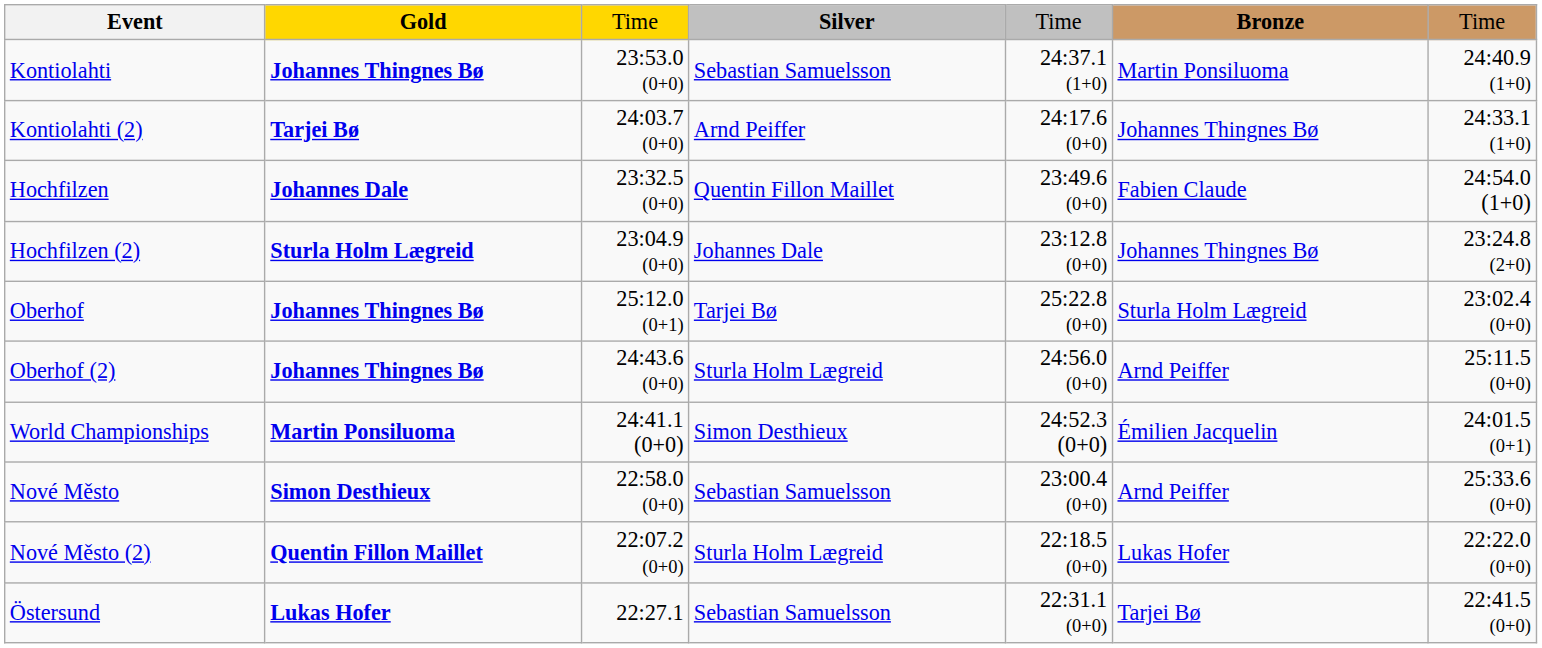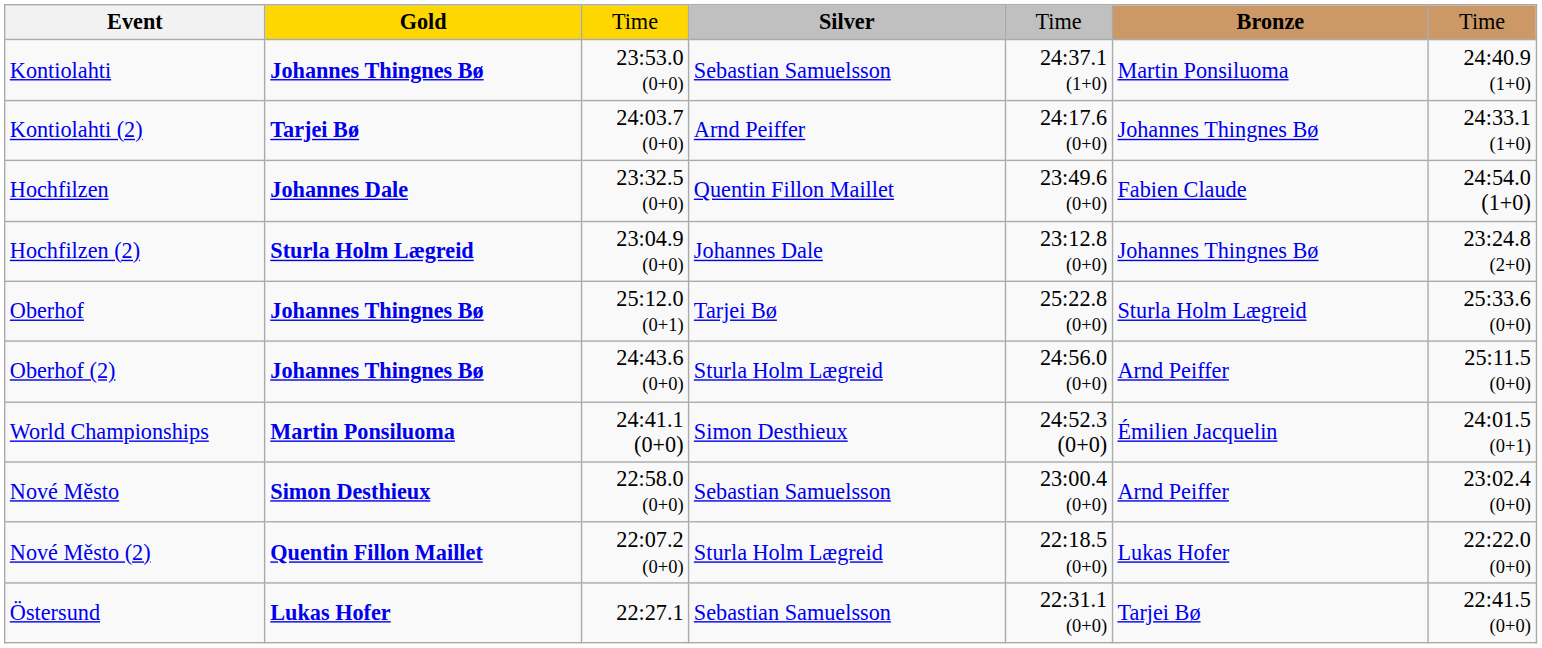(1497, 311) 23:02.4 (0+0) -> (1497, 311) 25:33.6 (0+0)
(1497, 491) 25:33.6 (0+0) -> (1497, 491) 23:02.4 (0+0)
